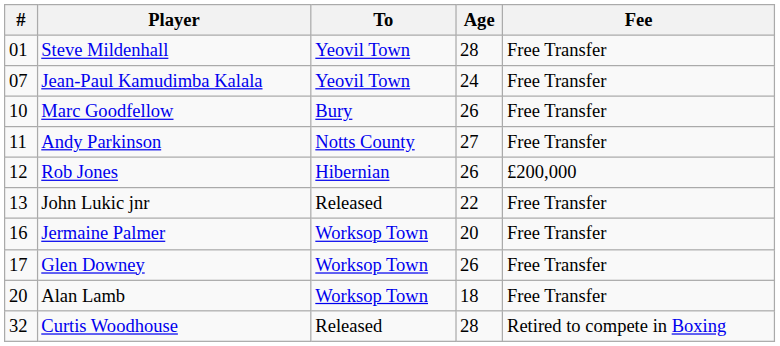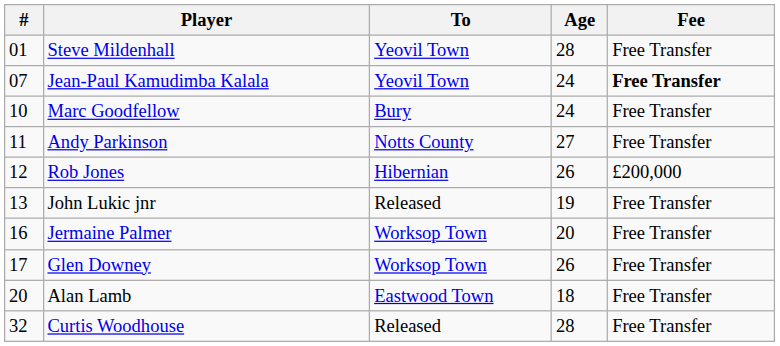(557, 81) normal -> (666, 81) bold
(469, 111) 26 -> (565, 111) 24
(469, 203) 22 -> (565, 203) 19
(372, 295) Worksop Town -> (434, 295) Eastwood Town
(617, 325) Retired to compete in Boxing -> (662, 325) Free Transfer
